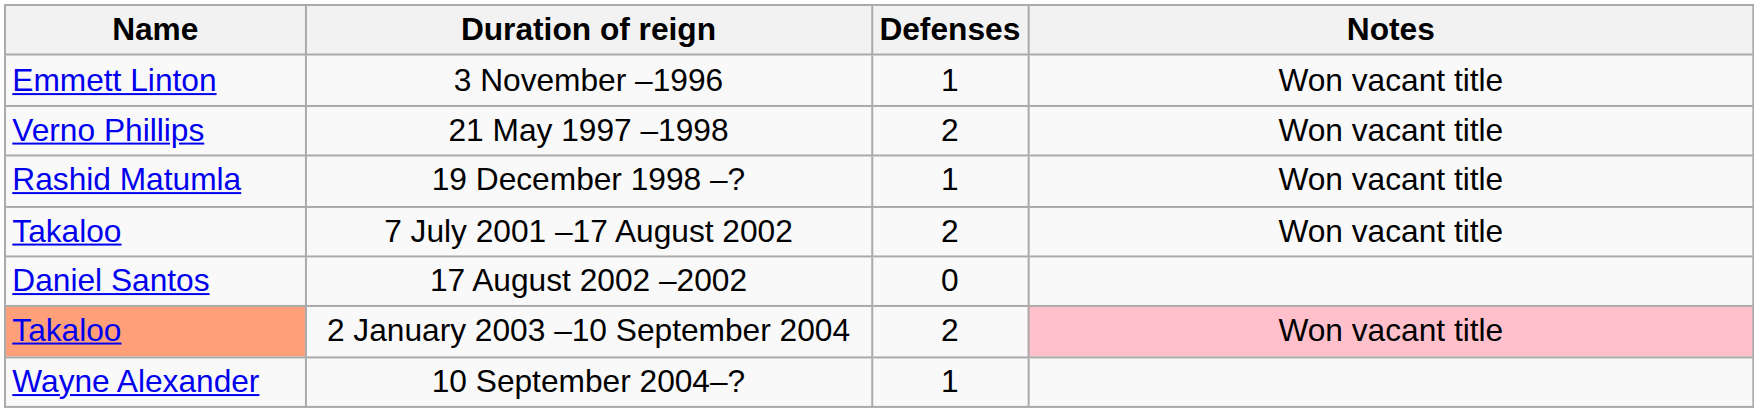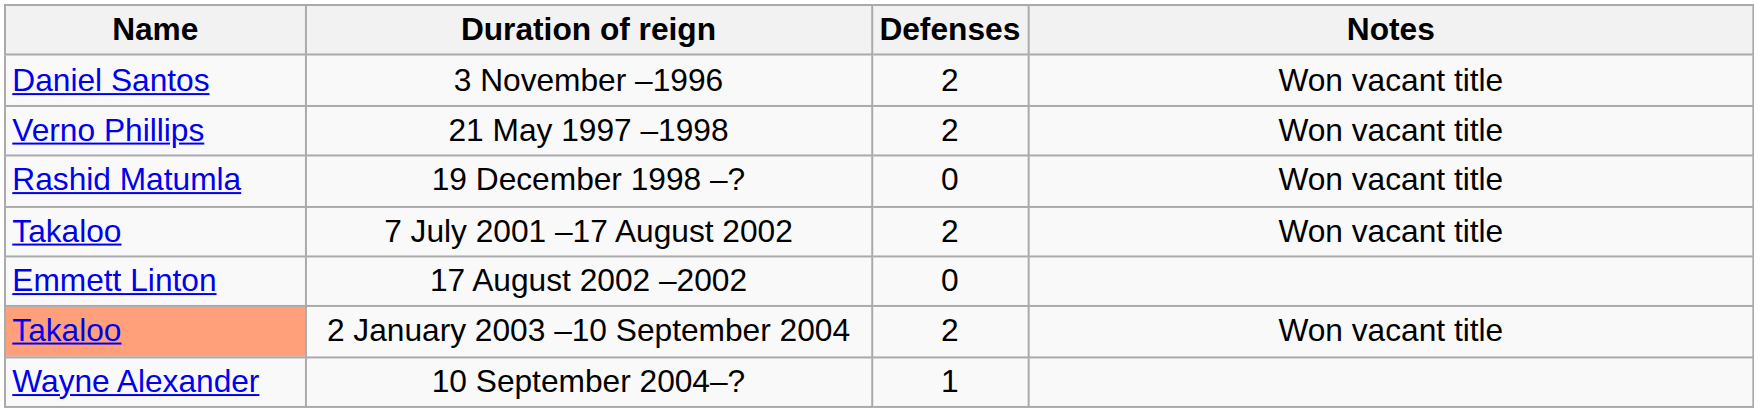(114, 79) Emmett Linton -> (111, 79) Daniel Santos
(950, 79) 1 -> (950, 79) 2
(950, 180) 1 -> (950, 180) 0
(111, 280) Daniel Santos -> (114, 280) Emmett Linton
(1391, 331) pink background -> (1391, 331) no background
